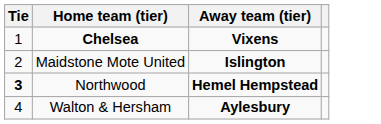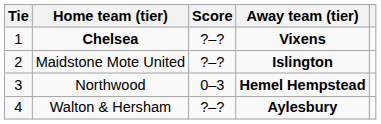+ column: (212, 16)
(18, 84) bold -> (18, 84) normal
